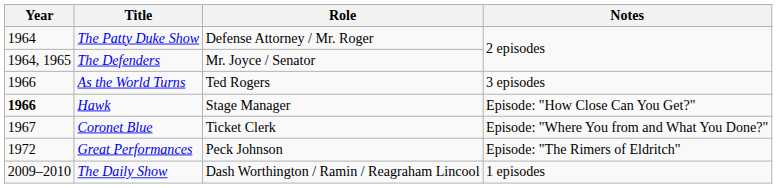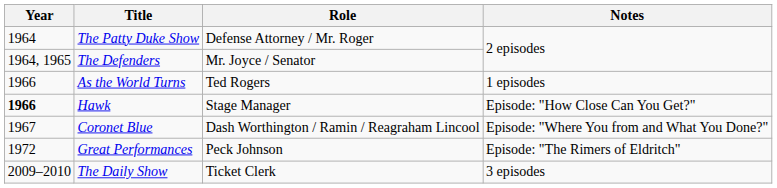(516, 82) 3 episodes -> (516, 82) 1 episodes
(241, 127) Ticket Clerk -> (343, 127) Dash Worthington / Ramin / Reagraham Lincool
(343, 171) Dash Worthington / Ramin / Reagraham Lincool -> (241, 171) Ticket Clerk
(516, 171) 1 episodes -> (516, 171) 3 episodes
